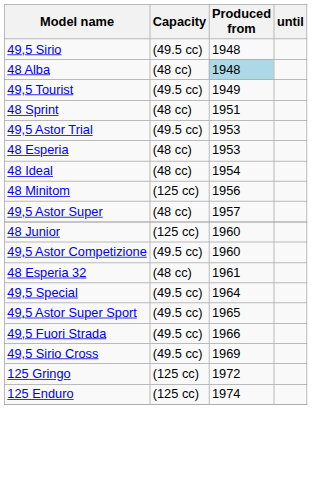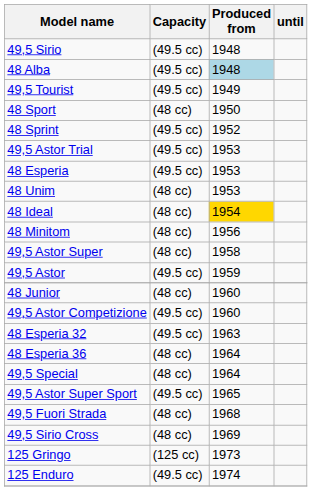(172, 69) (48 cc) -> (178, 69) (49.5 cc)
+ row: (32, 110)
(172, 110) (48 cc) -> (178, 130) (49.5 cc)
(226, 110) 1951 -> (226, 130) 1952
(172, 150) (48 cc) -> (178, 171) (49.5 cc)
+ row: (31, 191)
(226, 171) no background -> (226, 211) gold background
(176, 191) (125 cc) -> (172, 232) (48 cc)
(226, 211) 1957 -> (226, 252) 1958
+ row: (36, 272)
(176, 232) (125 cc) -> (172, 292) (48 cc)
(172, 272) (48 cc) -> (178, 333) (49.5 cc)
(226, 272) 1961 -> (226, 333) 1963
+ row: (47, 353)
(178, 292) (49.5 cc) -> (172, 374) (48 cc)
(178, 333) (49.5 cc) -> (172, 414) (48 cc)
(226, 333) 1966 -> (226, 414) 1968
(178, 353) (49.5 cc) -> (172, 435) (48 cc)
(226, 374) 1972 -> (226, 455) 1973
(176, 394) (125 cc) -> (178, 475) (49.5 cc)
